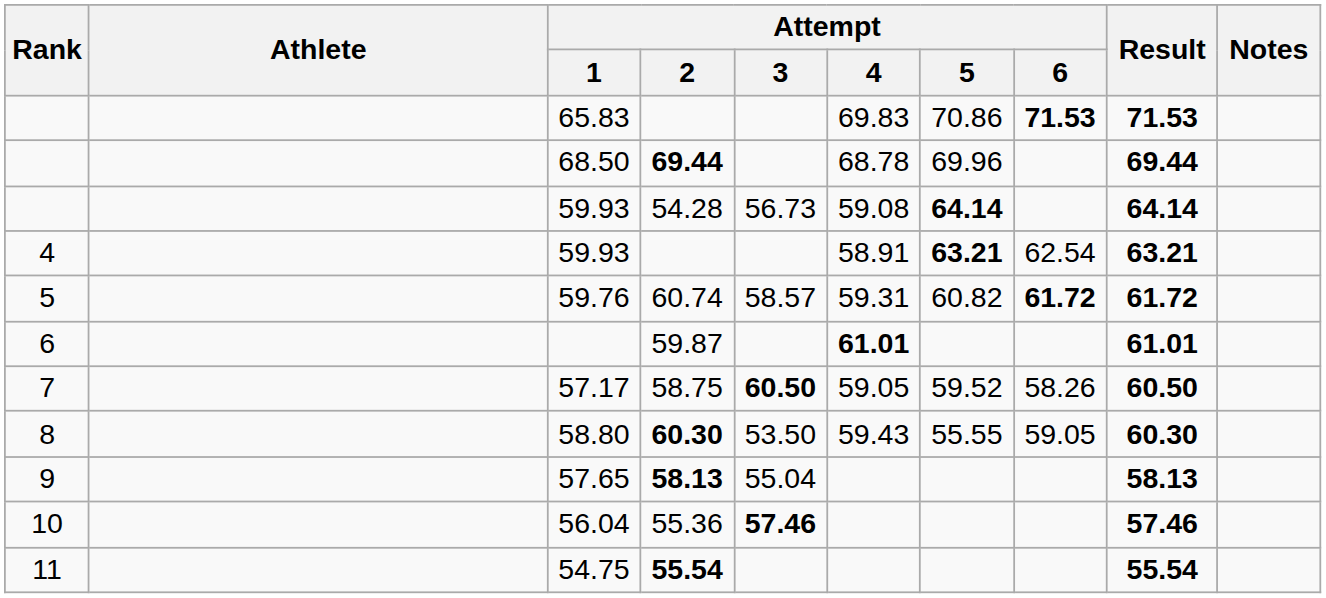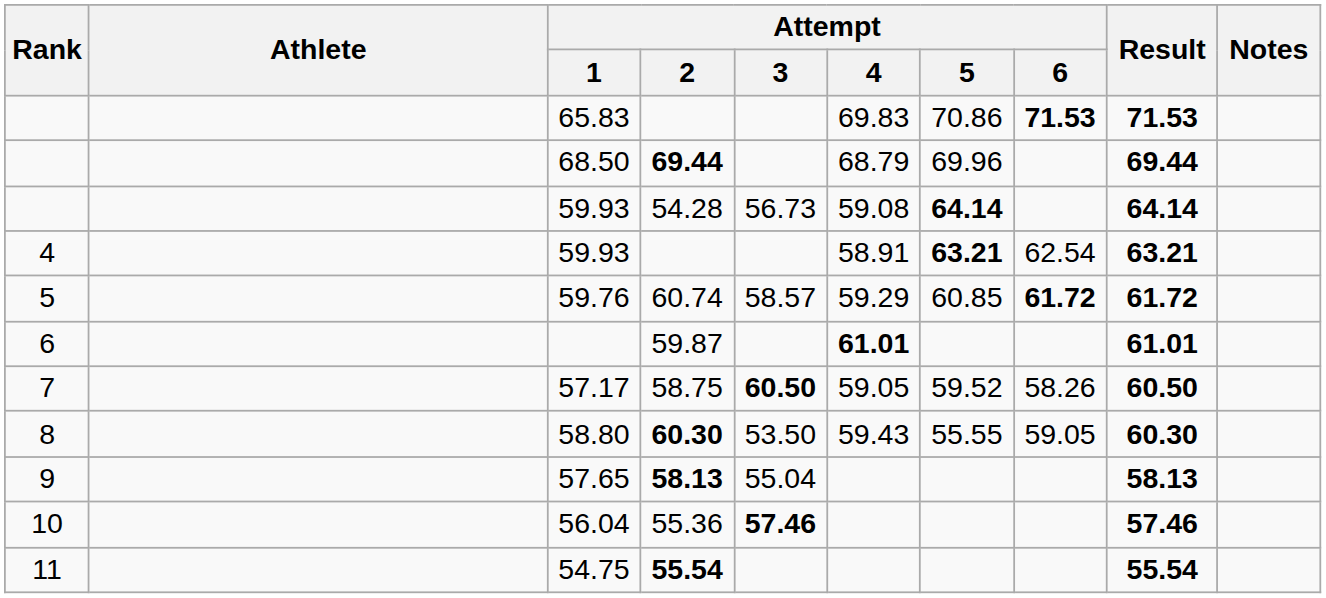(874, 162) 68.78 -> (874, 162) 68.79
(874, 298) 59.31 -> (874, 298) 59.29
(967, 298) 60.82 -> (967, 298) 60.85
